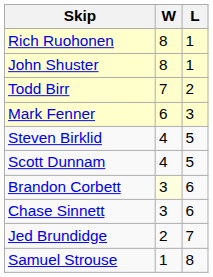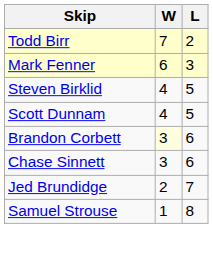- row: (61, 41)
- row: (53, 65)
